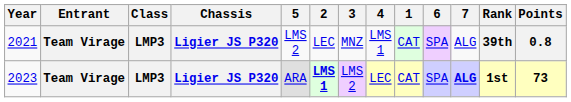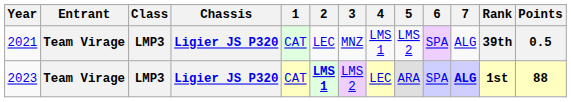columns swapped: (409, 15) <-> (295, 15)
(541, 43) 0.8 -> (541, 43) 0.5
(541, 79) 73 -> (541, 79) 88
